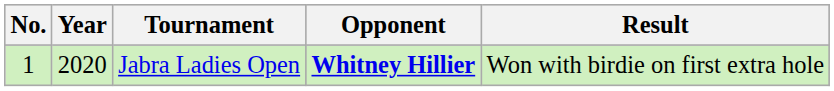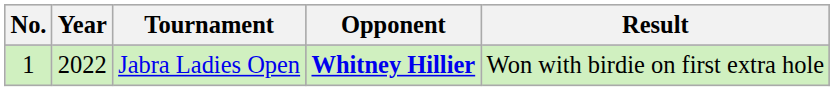(82, 65) 2020 -> (82, 65) 2022
